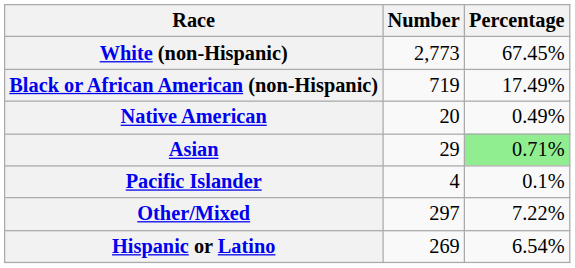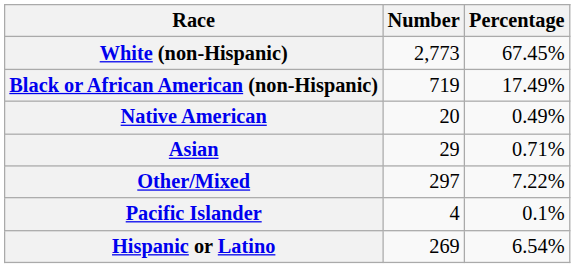(538, 149) lightgreen background -> (538, 149) no background
rows swapped: (194, 181) <-> (194, 213)
